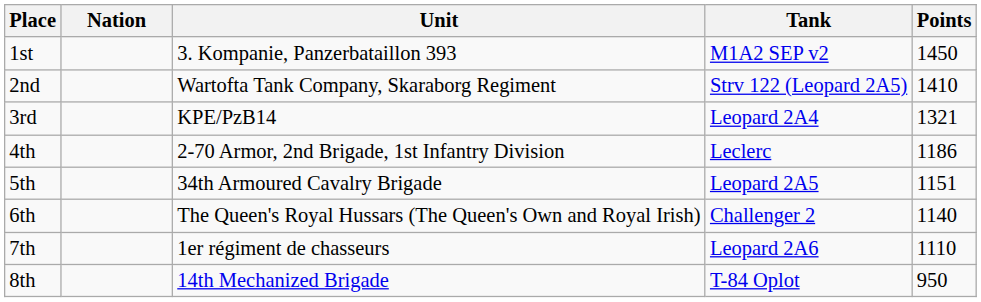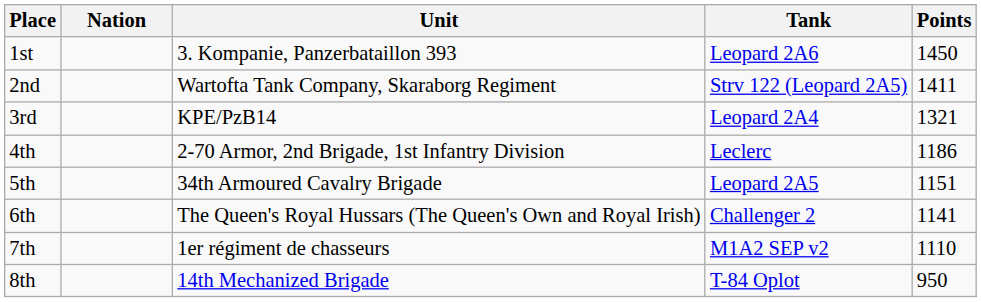(769, 53) M1A2 SEP v2 -> (764, 53) Leopard 2A6
(937, 85) 1410 -> (937, 85) 1411
(937, 215) 1140 -> (937, 215) 1141
(764, 248) Leopard 2A6 -> (769, 248) M1A2 SEP v2
